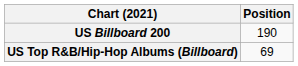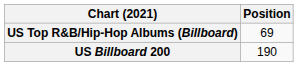rows swapped: (122, 33) <-> (122, 52)
